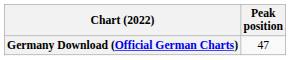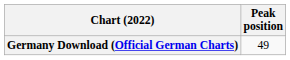(263, 45) 47 -> (263, 45) 49
